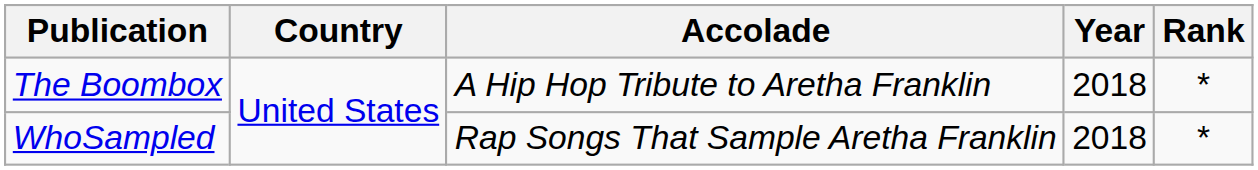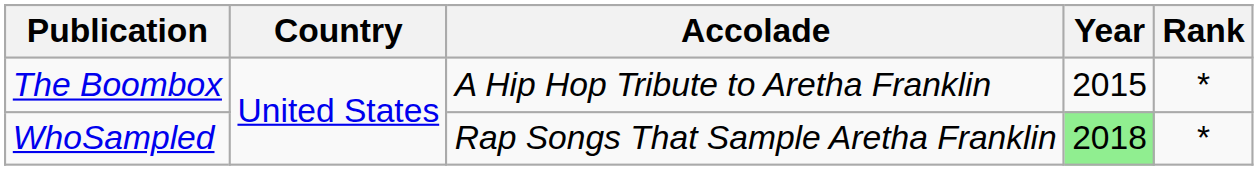(1110, 84) 2018 -> (1110, 84) 2015
(1110, 137) no background -> (1110, 137) lightgreen background
